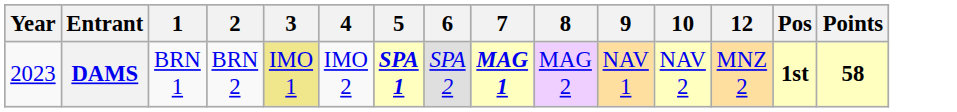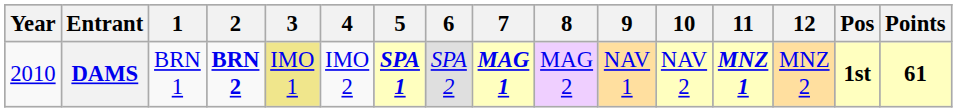+ column: (743, 22)
(33, 73) 2023 -> (33, 73) 2010
(235, 73) normal -> (235, 73) bold
(853, 73) 58 -> (915, 73) 61
